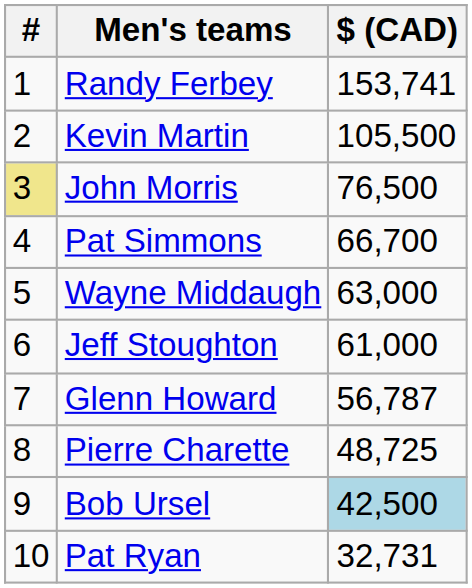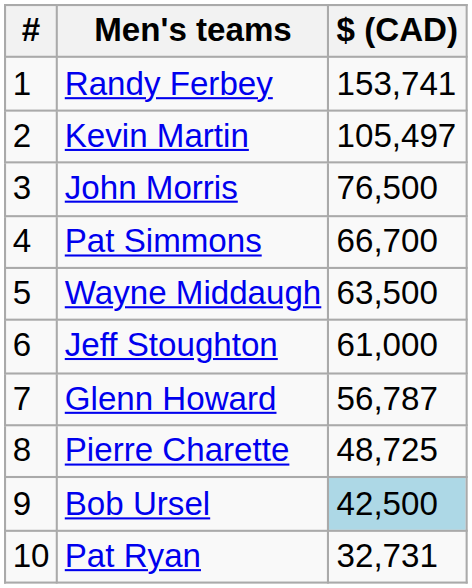(396, 135) 105,500 -> (396, 135) 105,497
(22, 188) khaki background -> (22, 188) no background
(387, 293) 63,000 -> (387, 293) 63,500
